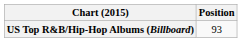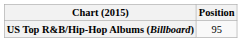(217, 29) 93 -> (217, 29) 95
